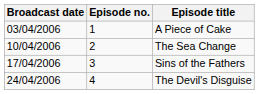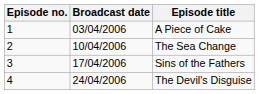columns swapped: (120, 13) <-> (46, 13)
